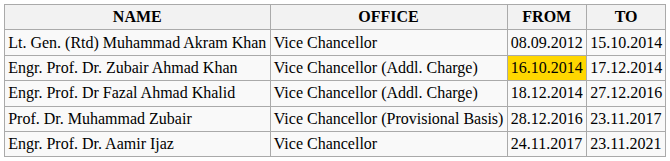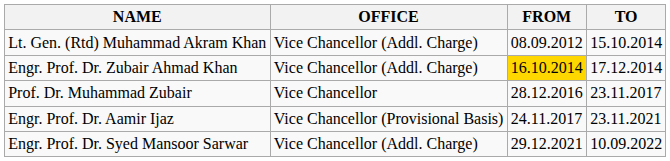(325, 42) Vice Chancellor -> (376, 42) Vice Chancellor (Addl. Charge)
- row: (122, 93)
(389, 118) Vice Chancellor (Provisional Basis) -> (325, 93) Vice Chancellor
(325, 144) Vice Chancellor -> (389, 118) Vice Chancellor (Provisional Basis)
+ row: (128, 144)
